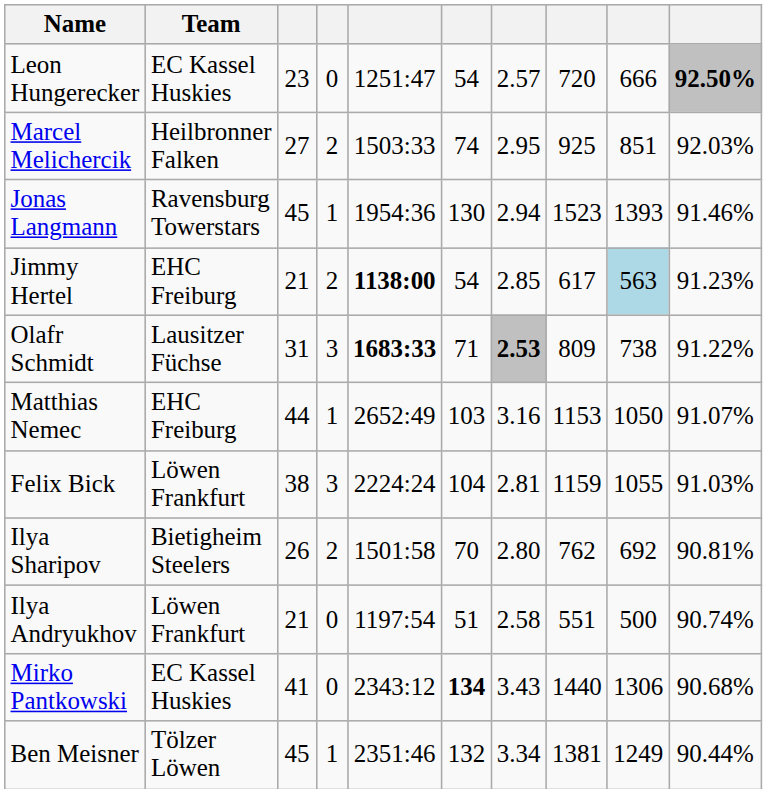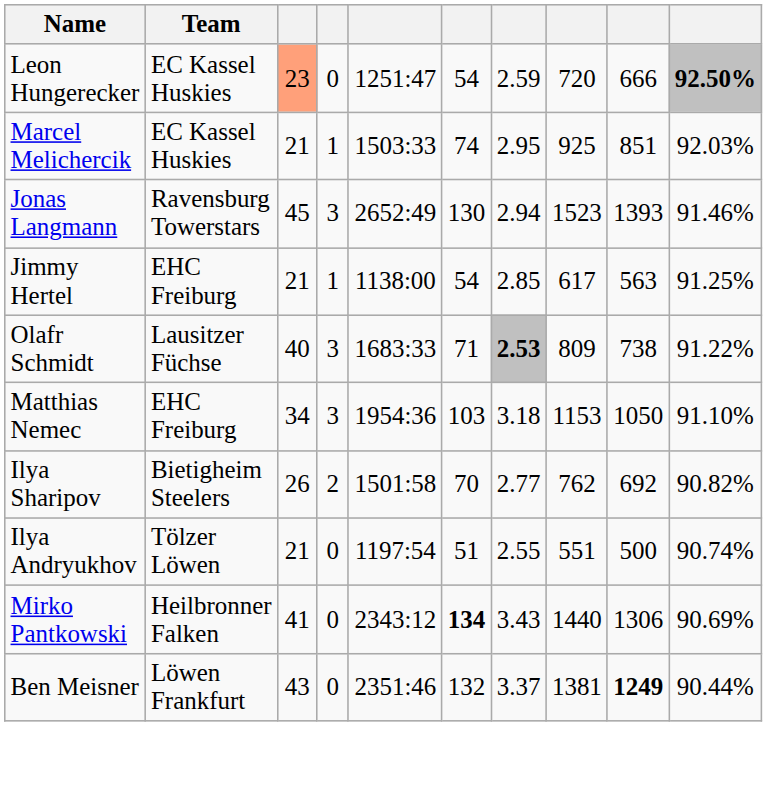(297, 77) no background -> (297, 77) lightsalmon background
(519, 77) 2.57 -> (519, 77) 2.59
(211, 145) Heilbronner Falken -> (203, 145) EC Kassel Huskies
(297, 145) 27 -> (297, 145) 21
(332, 145) 2 -> (333, 145) 1
(332, 213) 1 -> (333, 213) 3
(395, 213) 1954:36 -> (395, 213) 2652:49
(332, 280) 2 -> (333, 280) 1
(395, 280) bold -> (395, 280) normal
(638, 280) lightblue background -> (638, 280) no background
(715, 280) 91.23% -> (715, 280) 91.25%
(297, 348) 31 -> (297, 348) 40
(395, 348) bold -> (395, 348) normal
(297, 416) 44 -> (297, 416) 34
(332, 416) 1 -> (333, 416) 3
(395, 416) 2652:49 -> (395, 416) 1954:36
(519, 416) 3.16 -> (519, 416) 3.18
(715, 416) 91.07% -> (715, 416) 91.10%
- row: (63, 483)
(519, 551) 2.80 -> (519, 483) 2.77
(715, 551) 90.81% -> (715, 483) 90.82%
(198, 619) Löwen Frankfurt -> (186, 551) Tölzer Löwen
(519, 619) 2.58 -> (519, 551) 2.55
(203, 686) EC Kassel Huskies -> (211, 619) Heilbronner Falken
(715, 686) 90.68% -> (715, 619) 90.69%
(186, 754) Tölzer Löwen -> (198, 686) Löwen Frankfurt
(297, 754) 45 -> (297, 686) 43
(332, 754) 1 -> (333, 686) 0
(519, 754) 3.34 -> (519, 686) 3.37
(638, 754) normal -> (638, 686) bold
